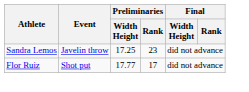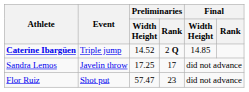+ row: (41, 51)
(153, 51) 23 -> (172, 65) 17
(125, 65) 17.77 -> (144, 80) 57.47
(153, 65) 17 -> (172, 80) 23
